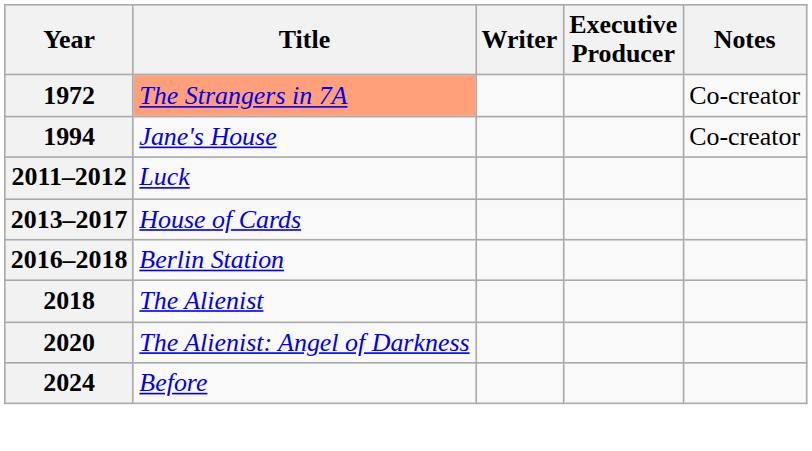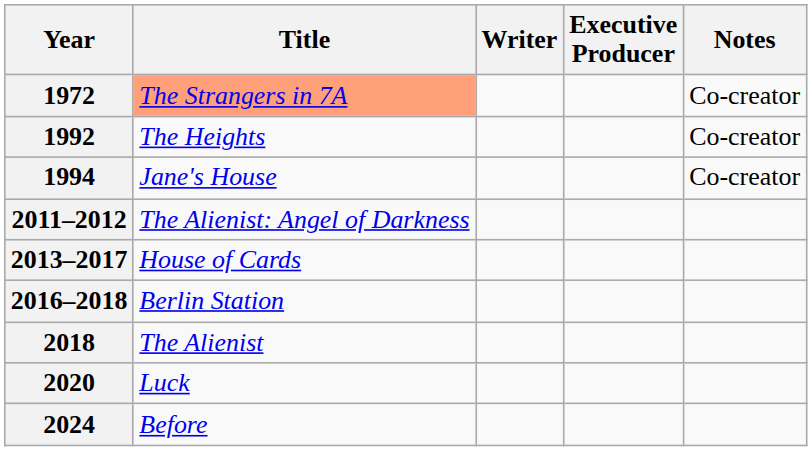+ row: (69, 136)
(165, 177) Luck -> (304, 218) The Alienist: Angel of Darkness
(304, 341) The Alienist: Angel of Darkness -> (165, 383) Luck
